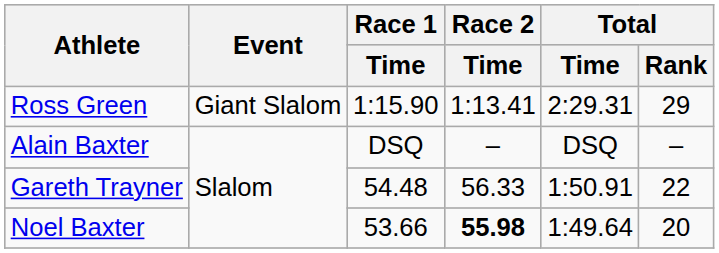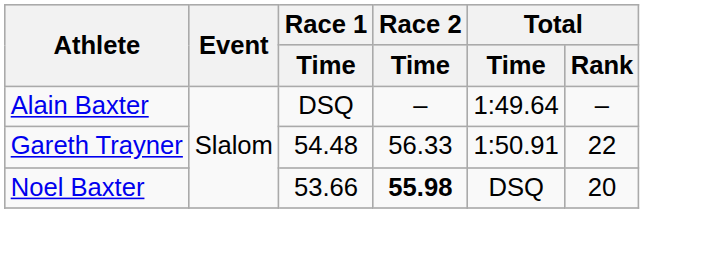- row: (79, 106)
(590, 146) DSQ -> (516, 106) 1:49.64
(590, 227) 1:49.64 -> (516, 187) DSQ
